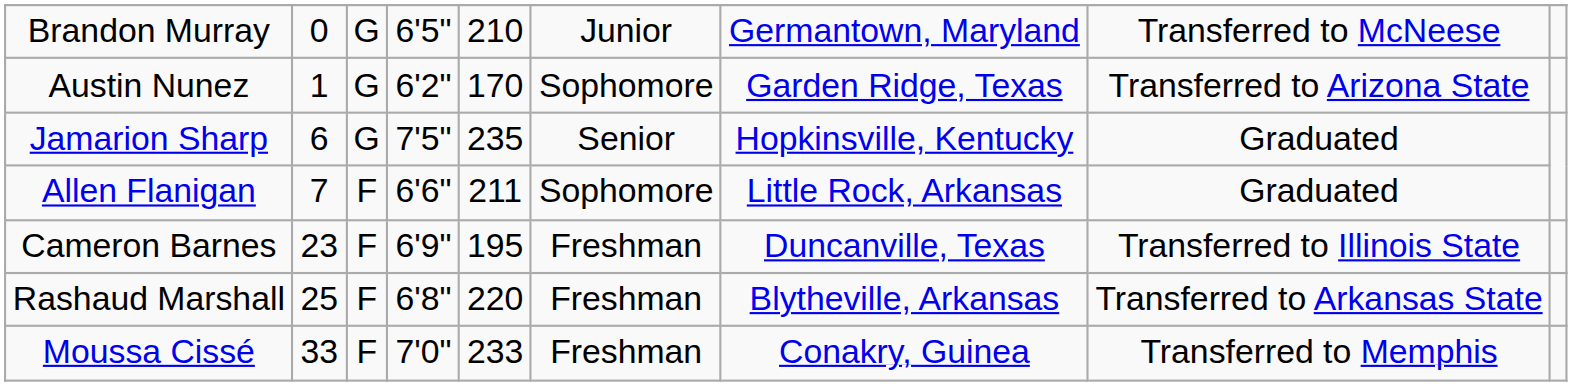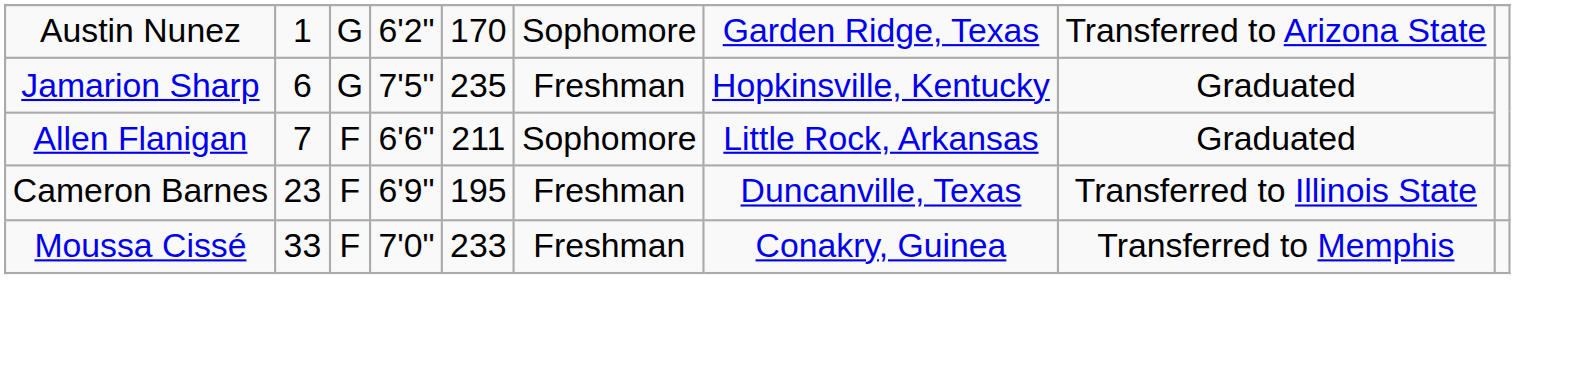- row: (149, 31)
(626, 138) Senior -> (609, 84) Freshman
- row: (149, 298)
